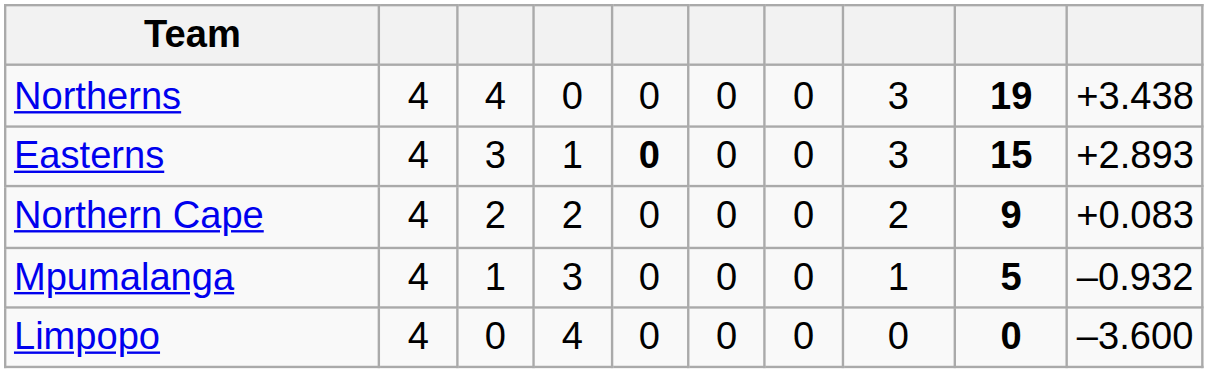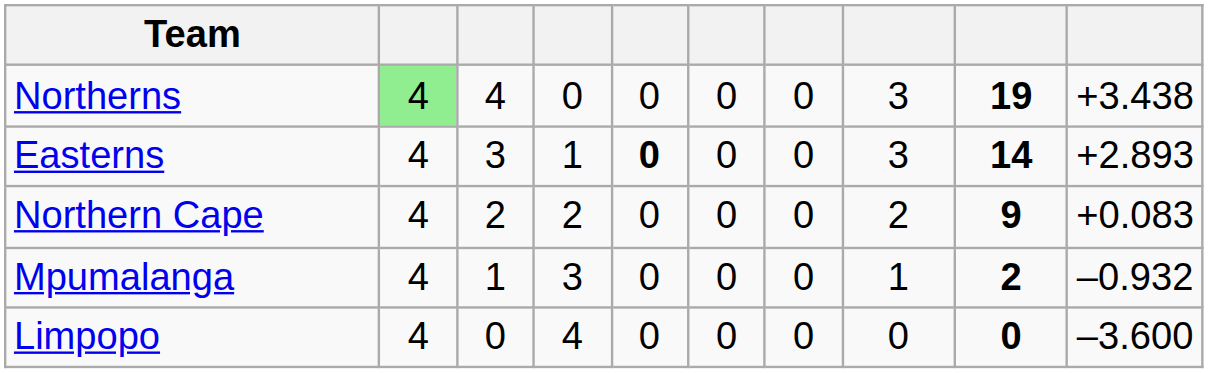(418, 95) no background -> (418, 95) lightgreen background
(1011, 155) 15 -> (1011, 155) 14
(1011, 276) 5 -> (1011, 276) 2
